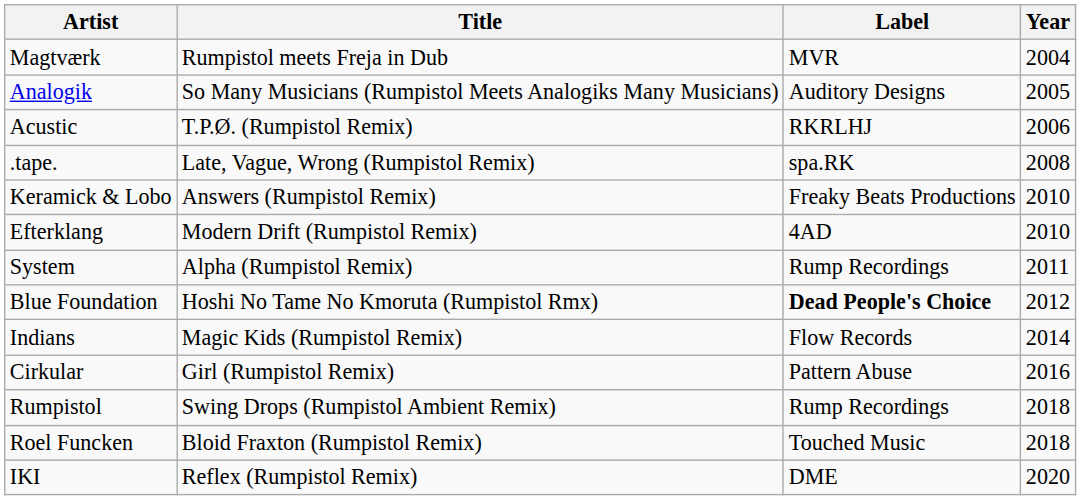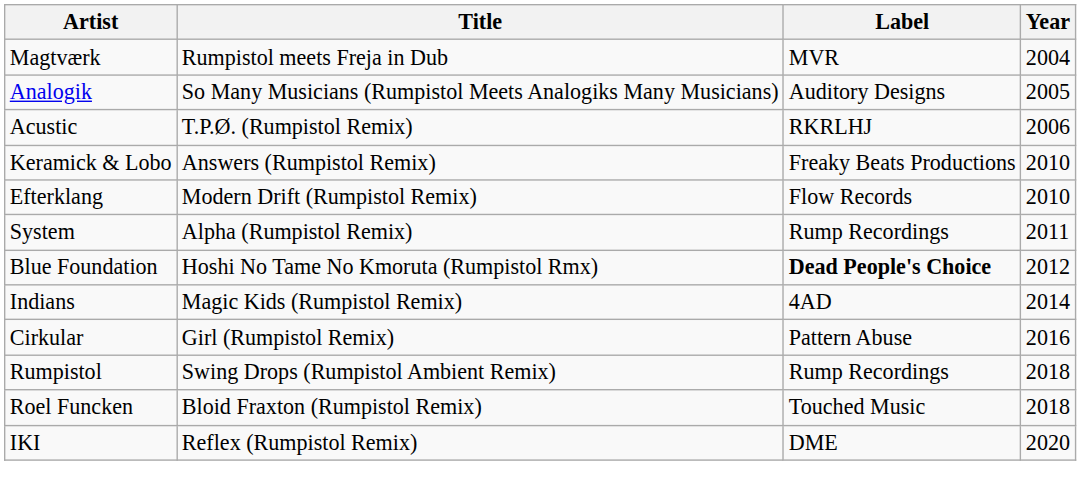- row: (34, 162)
(810, 232) 4AD -> (850, 197) Flow Records
(850, 337) Flow Records -> (810, 302) 4AD
